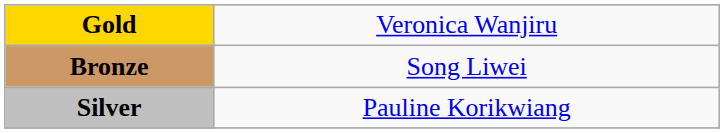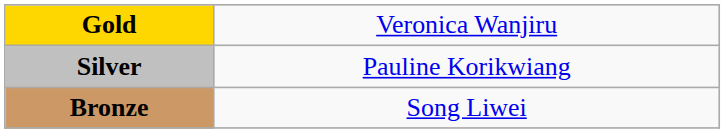rows swapped: (109, 107) <-> (109, 66)
